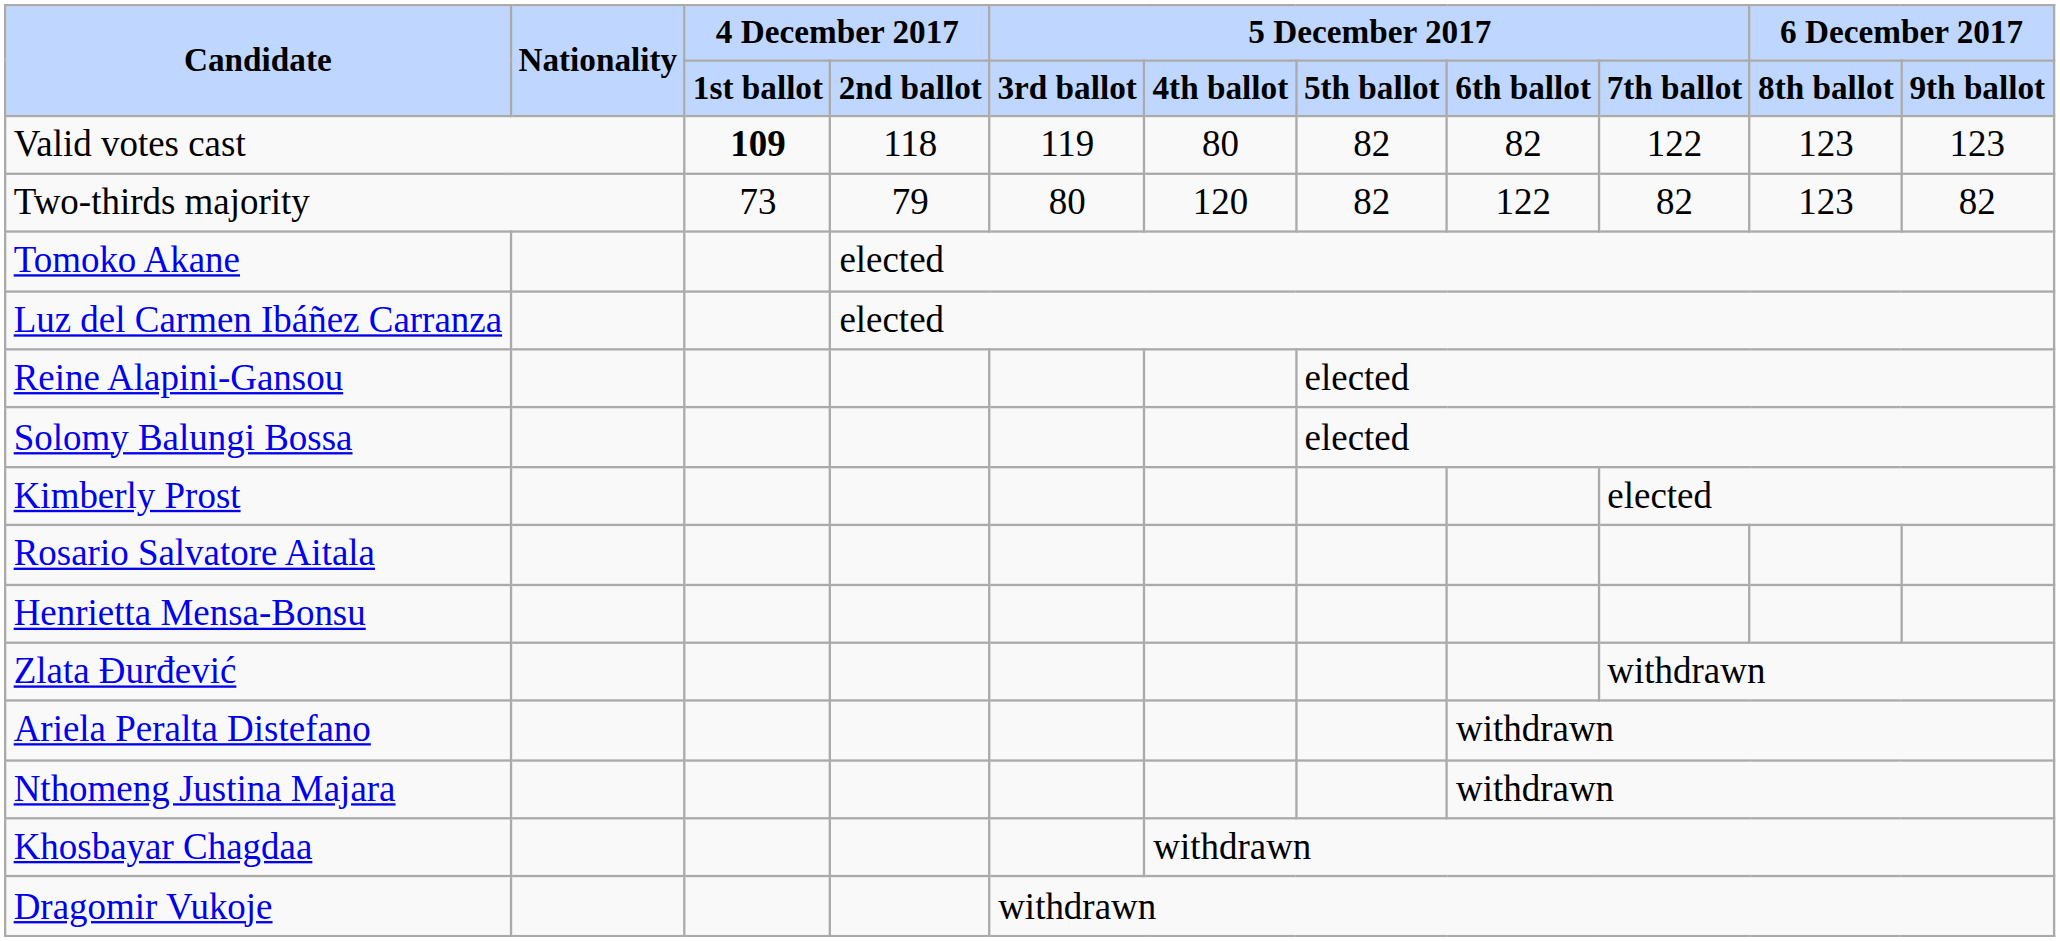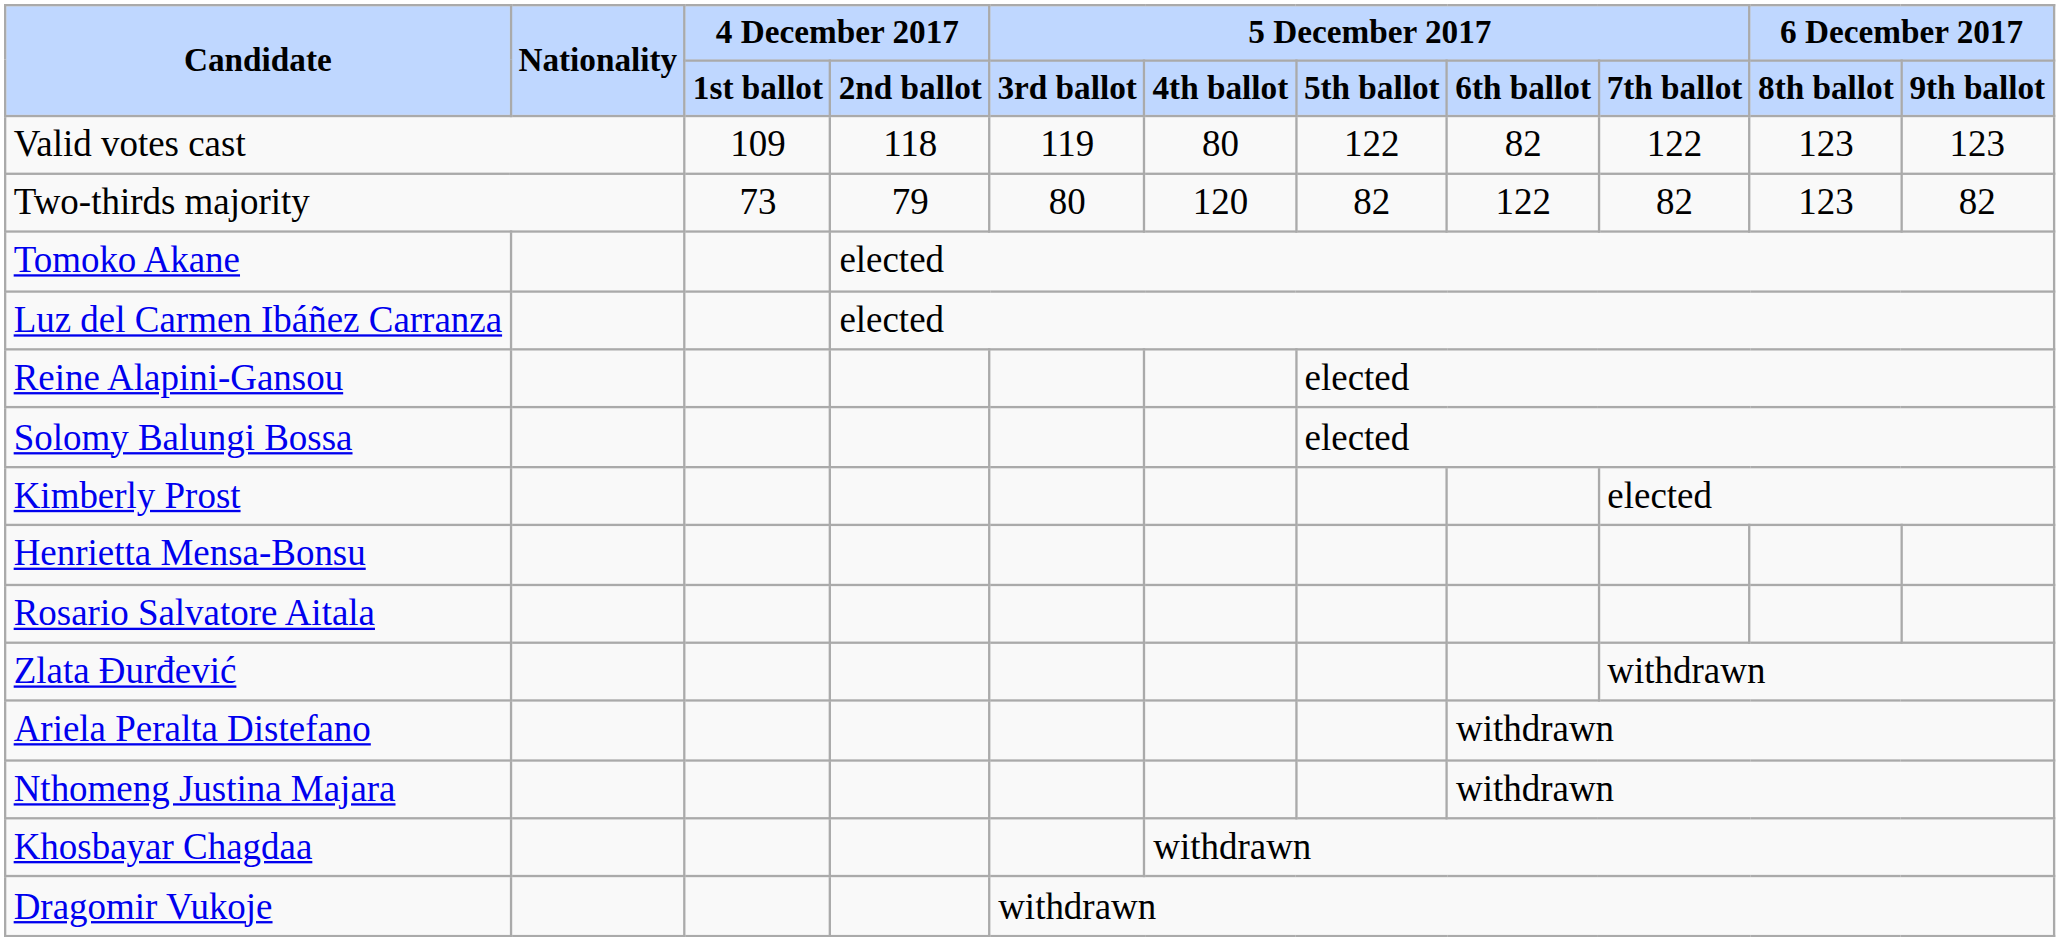(758, 143) bold -> (758, 143) normal
(1372, 143) 82 -> (1372, 143) 122
rows swapped: (194, 553) <-> (190, 612)
